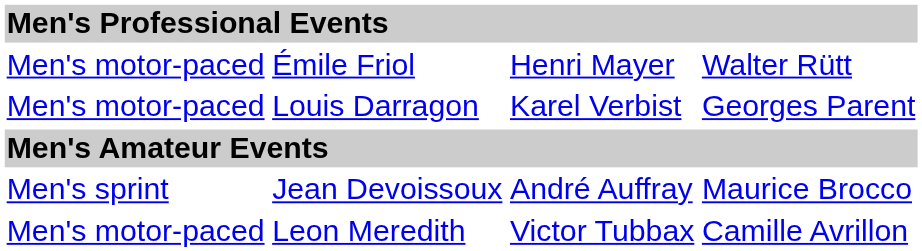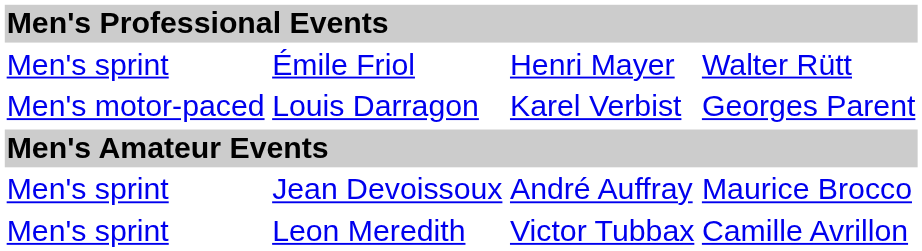(136, 64) Men's motor-paced -> (88, 64) Men's sprint
(136, 231) Men's motor-paced -> (88, 231) Men's sprint
